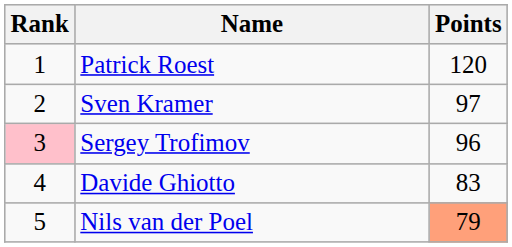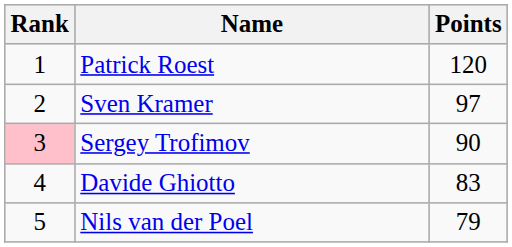(468, 143) 96 -> (468, 143) 90
(468, 222) lightsalmon background -> (468, 222) no background
